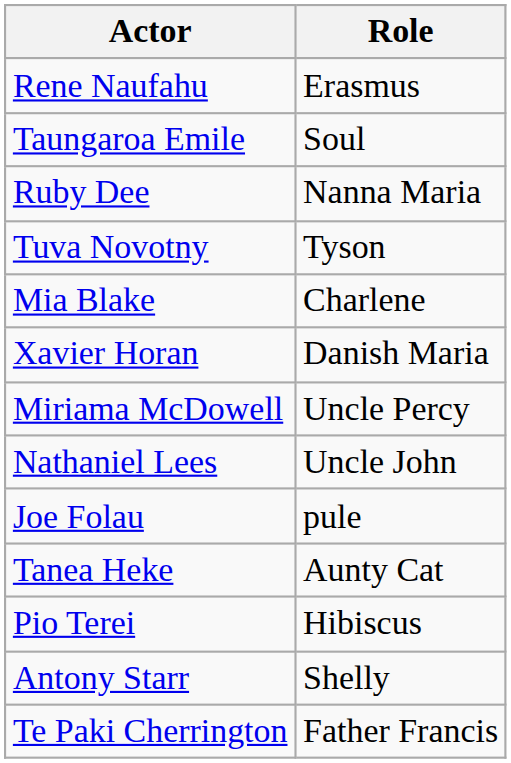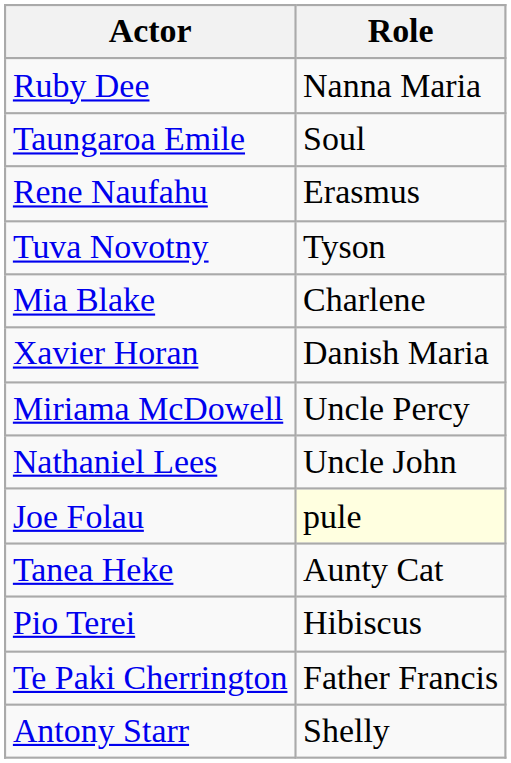rows swapped: (81, 192) <-> (110, 85)
(332, 515) no background -> (332, 515) lightyellow background
rows swapped: (150, 730) <-> (101, 676)
